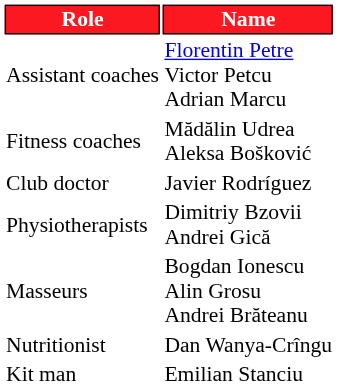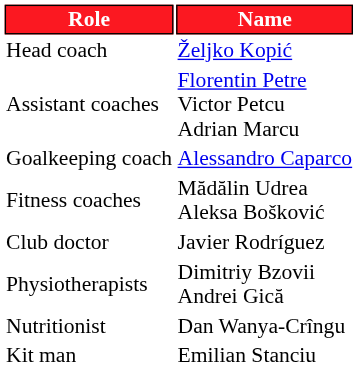+ row: (57, 50)
+ row: (89, 158)
- row: (47, 290)
